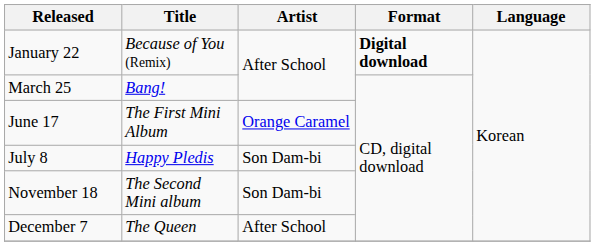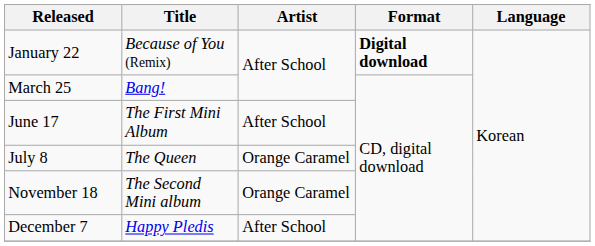(296, 122) Orange Caramel -> (284, 122) After School
(169, 157) Happy Pledis -> (161, 157) The Queen
(282, 157) Son Dam-bi -> (296, 157) Orange Caramel
(282, 192) Son Dam-bi -> (296, 192) Orange Caramel
(161, 227) The Queen -> (169, 227) Happy Pledis
